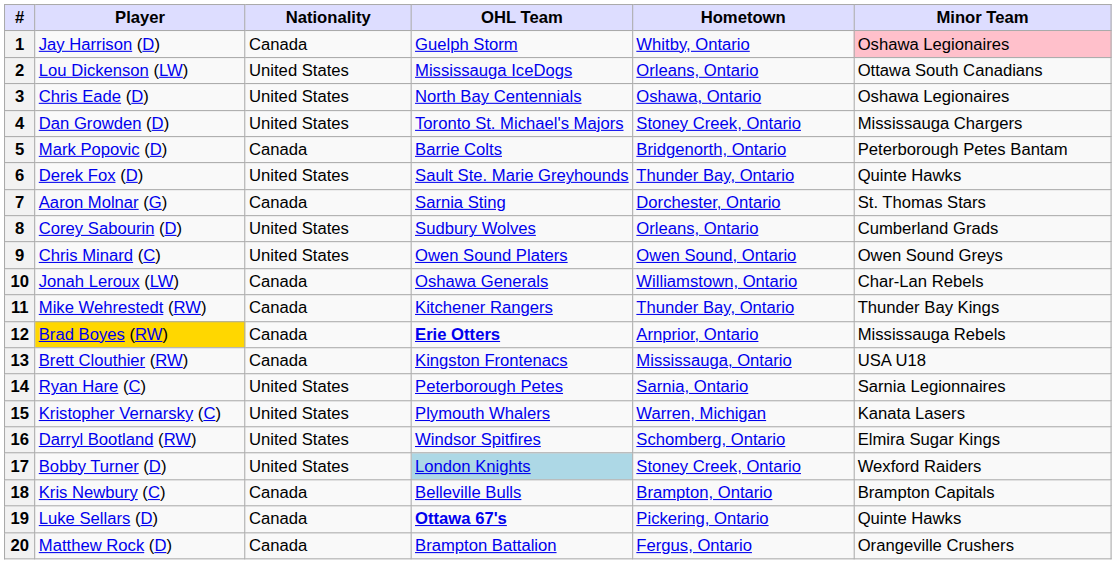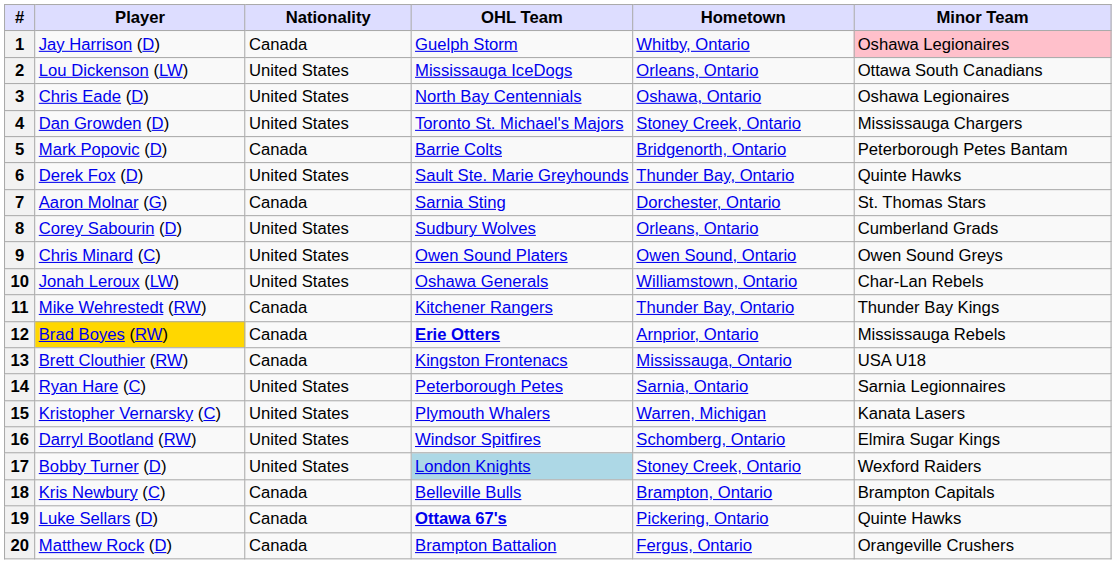(278, 281) Canada -> (299, 281) United States
